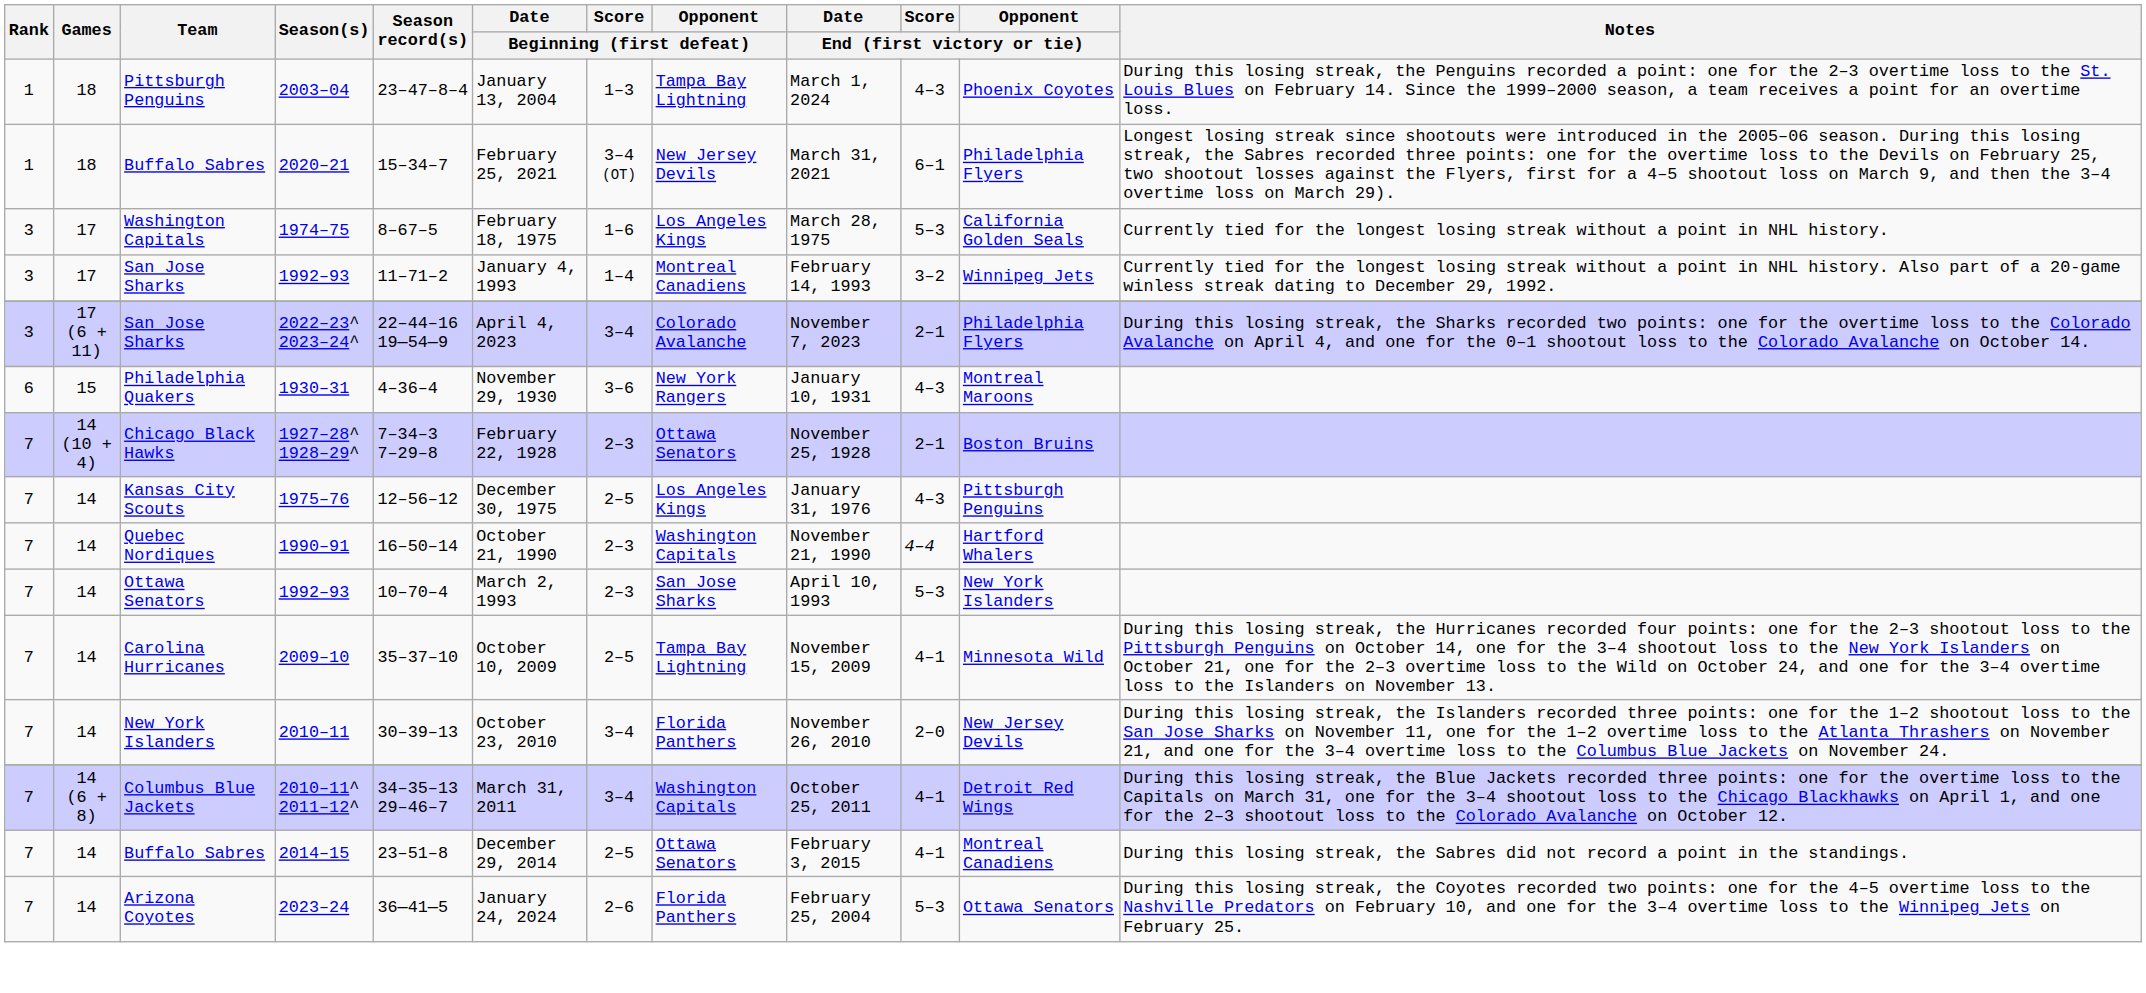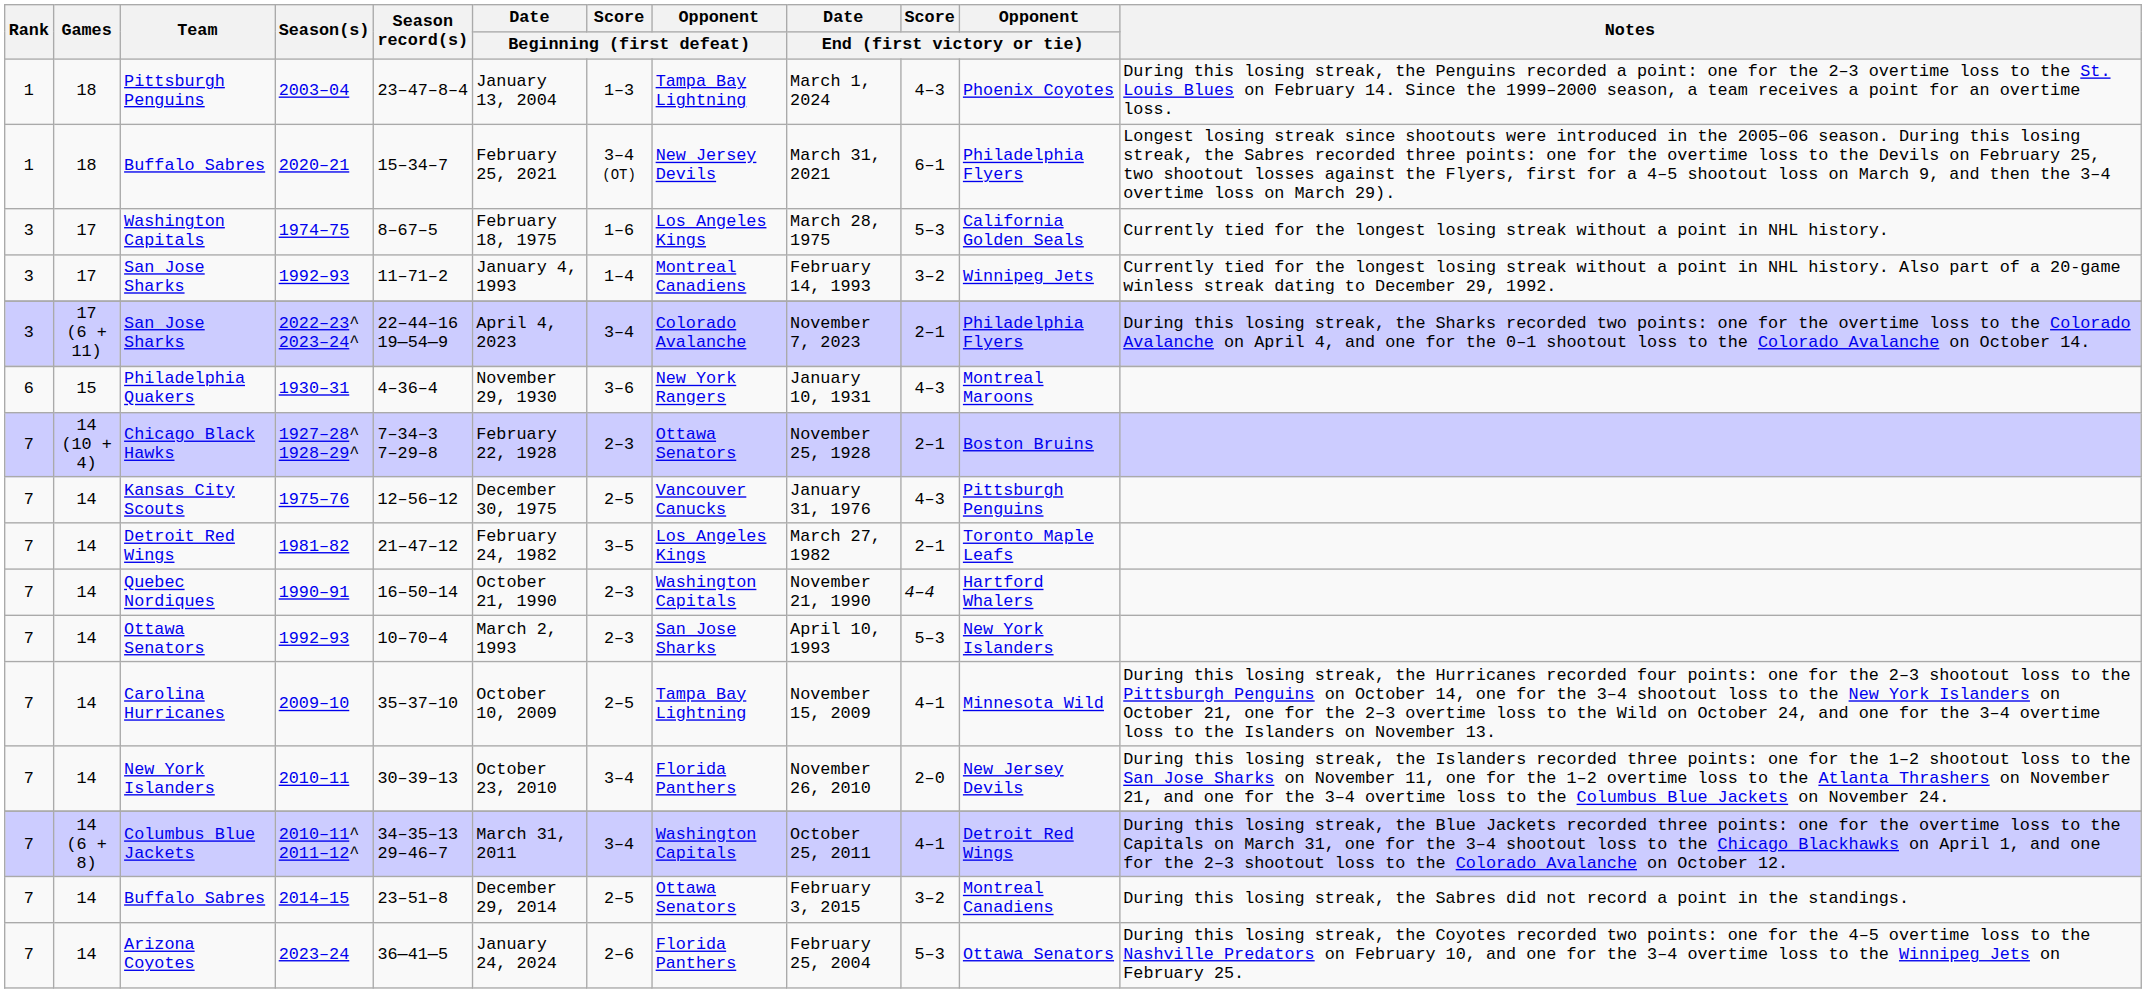(711, 501) Los Angeles Kings -> (701, 501) Vancouver Canucks
+ row: (180, 547)
(930, 854) 4–1 -> (930, 900) 3–2
